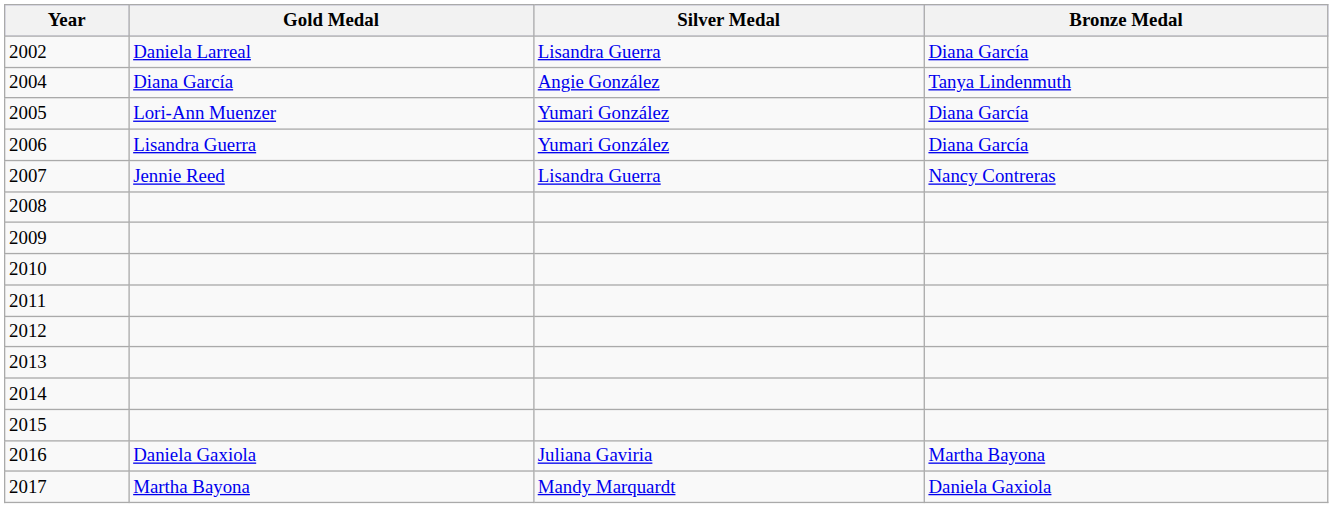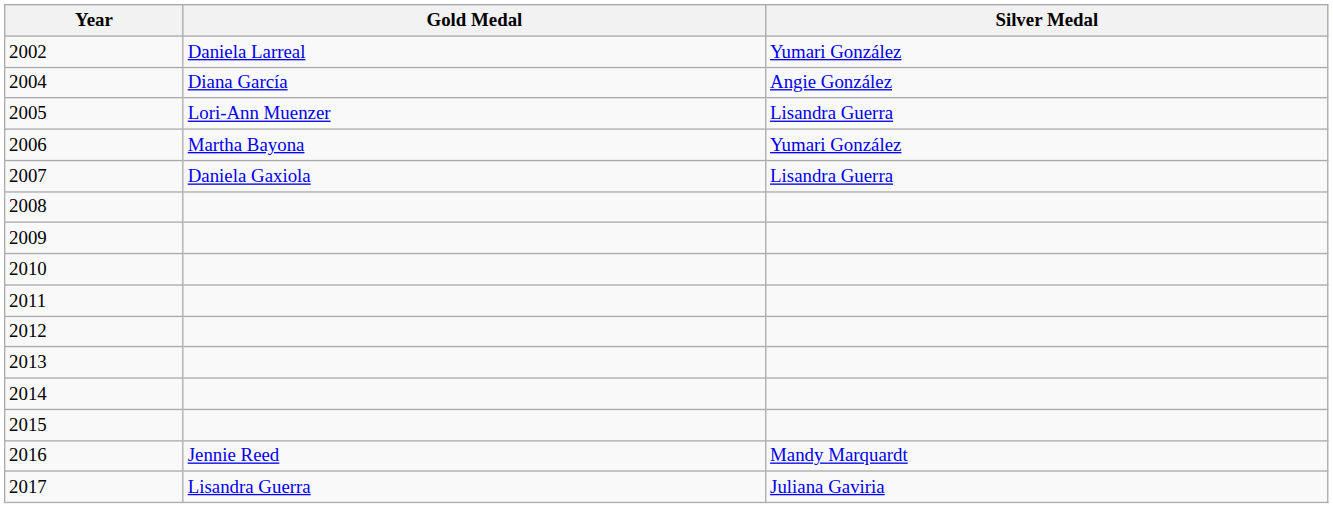- column: (1126, 20)
(599, 51) Lisandra Guerra -> (836, 51) Yumari González
(603, 113) Yumari González -> (832, 113) Lisandra Guerra
(195, 144) Lisandra Guerra -> (246, 144) Martha Bayona
(179, 176) Jennie Reed -> (249, 176) Daniela Gaxiola
(195, 456) Daniela Gaxiola -> (233, 456) Jennie Reed
(595, 456) Juliana Gaviria -> (839, 456) Mandy Marquardt
(192, 487) Martha Bayona -> (249, 487) Lisandra Guerra
(607, 487) Mandy Marquardt -> (827, 487) Juliana Gaviria
